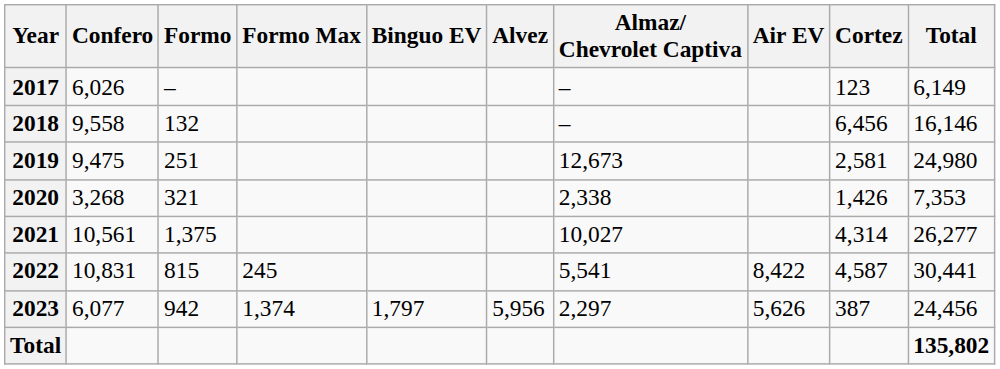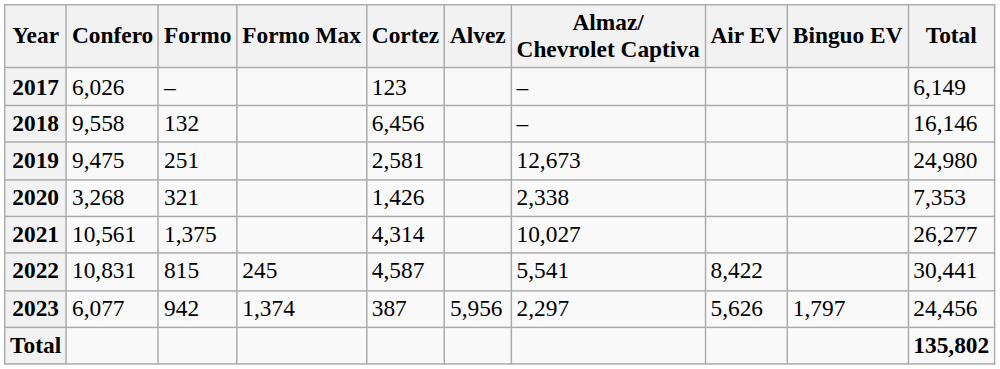columns swapped: (869, 36) <-> (427, 36)
